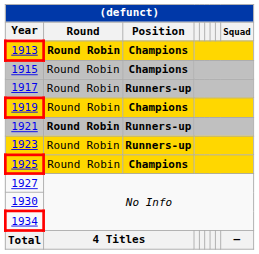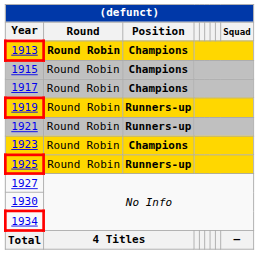(158, 89) Runners-up -> (158, 89) Champions
(158, 108) Champions -> (158, 108) Runners-up
(83, 127) bold -> (83, 127) normal
(158, 145) Runners-up -> (158, 145) Champions
(158, 165) Champions -> (158, 165) Runners-up
